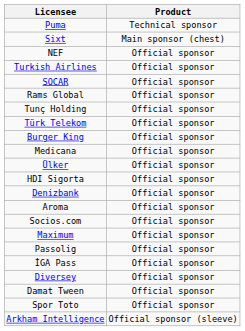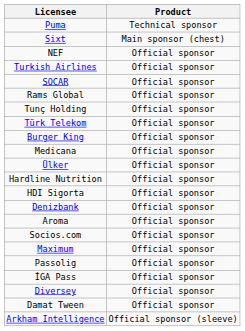+ row: (55, 179)
- row: (55, 305)
